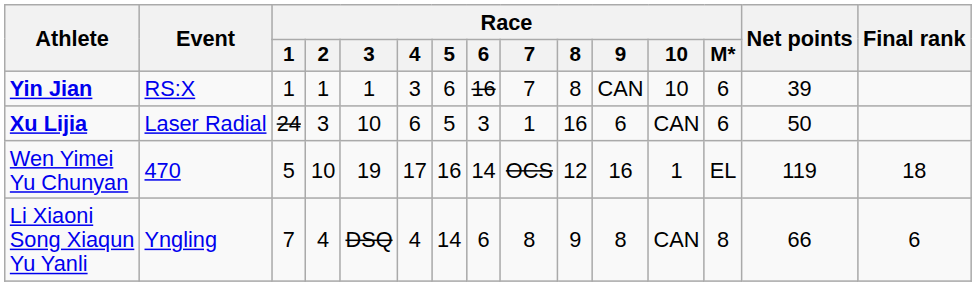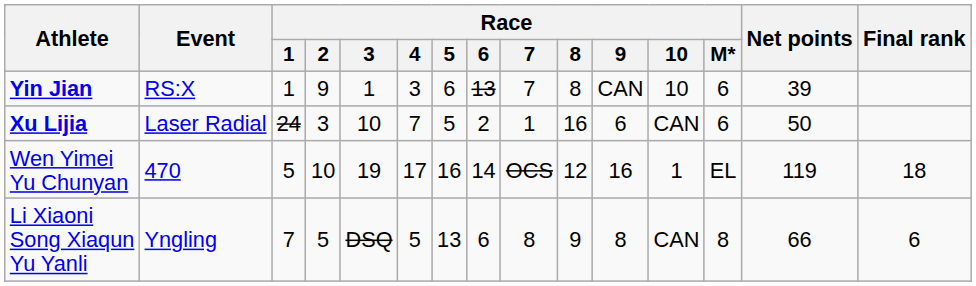(323, 89) 1 -> (323, 89) 9
(484, 89) 16 -> (484, 89) 13
(415, 123) 6 -> (415, 123) 7
(484, 123) 3 -> (484, 123) 2
(323, 240) 4 -> (323, 240) 5
(415, 240) 4 -> (415, 240) 5
(449, 240) 14 -> (449, 240) 13
